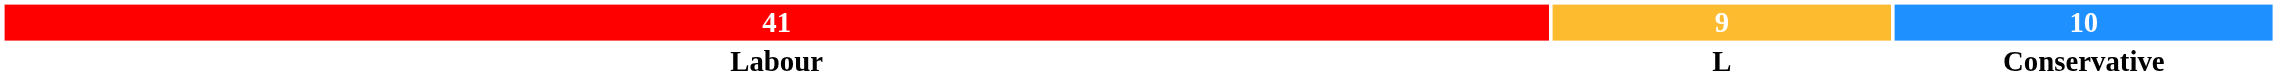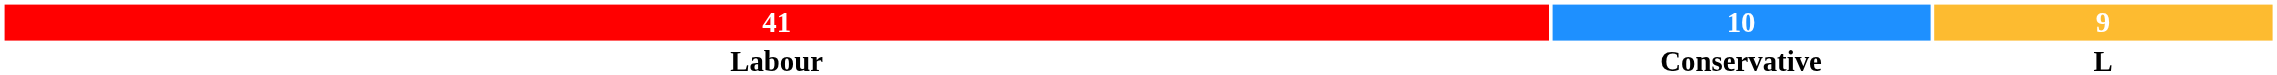columns swapped: (2084, 22) <-> (1722, 22)
